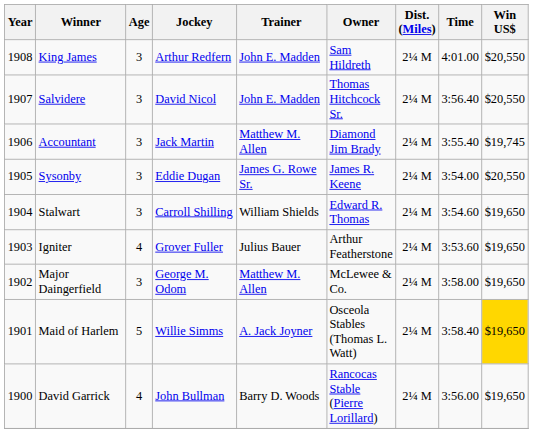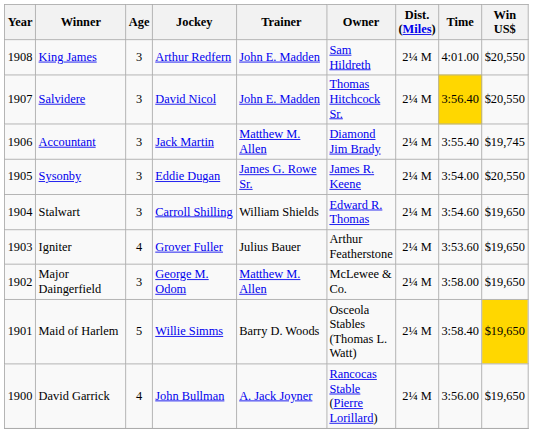(460, 99) no background -> (460, 99) gold background
(276, 332) A. Jack Joyner -> (279, 332) Barry D. Woods
(279, 396) Barry D. Woods -> (276, 396) A. Jack Joyner
